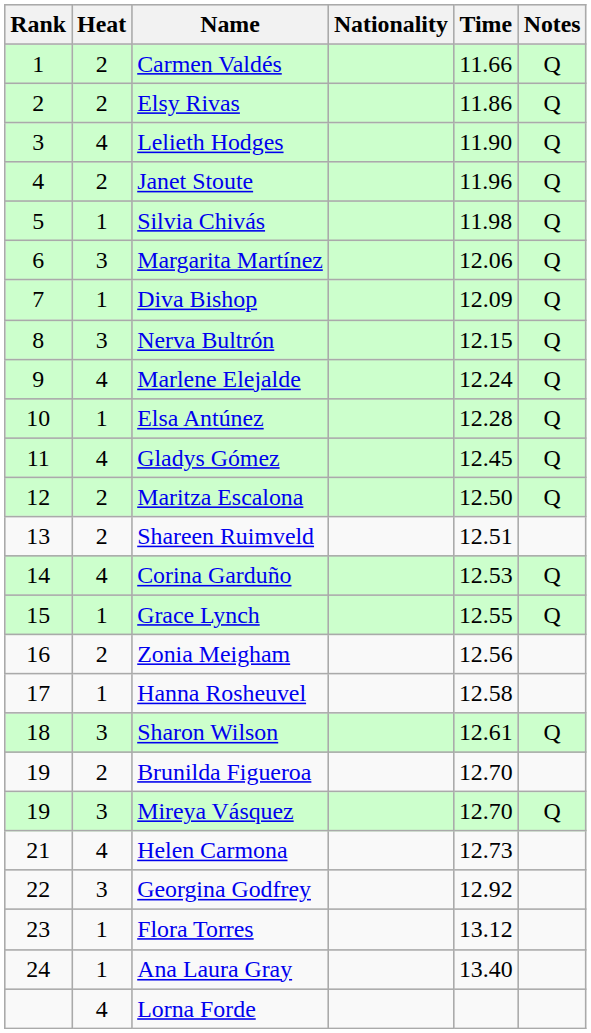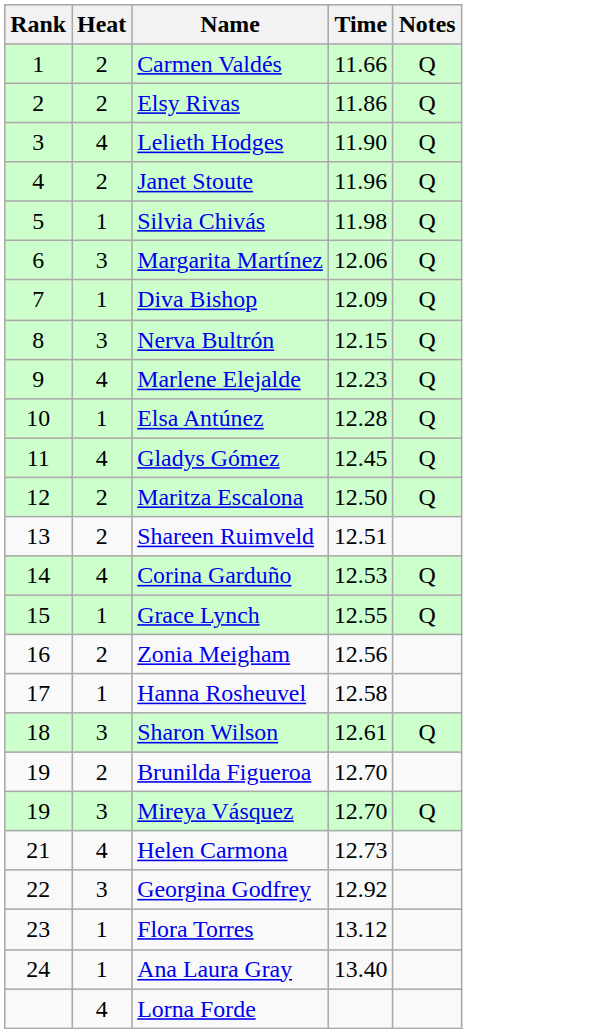- column: (391, 24)
(486, 378) 12.24 -> (361, 378) 12.23
